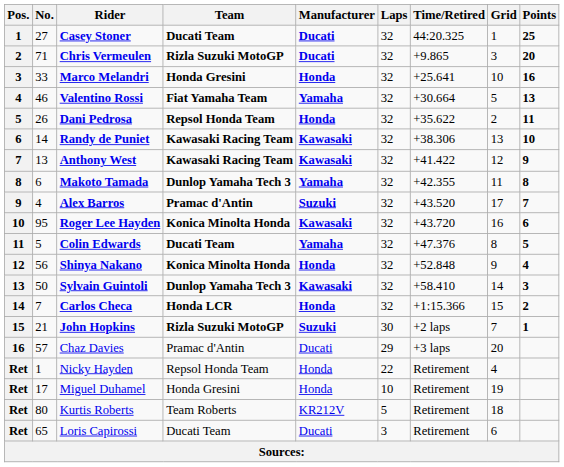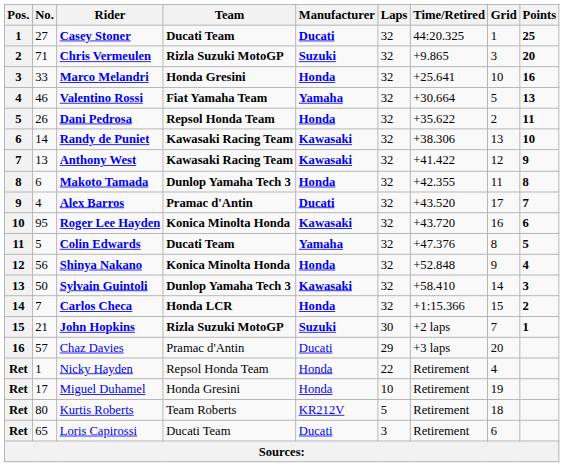(317, 56) Ducati -> (317, 56) Suzuki
(321, 181) Yamaha -> (317, 181) Honda
(317, 202) Suzuki -> (317, 202) Ducati
